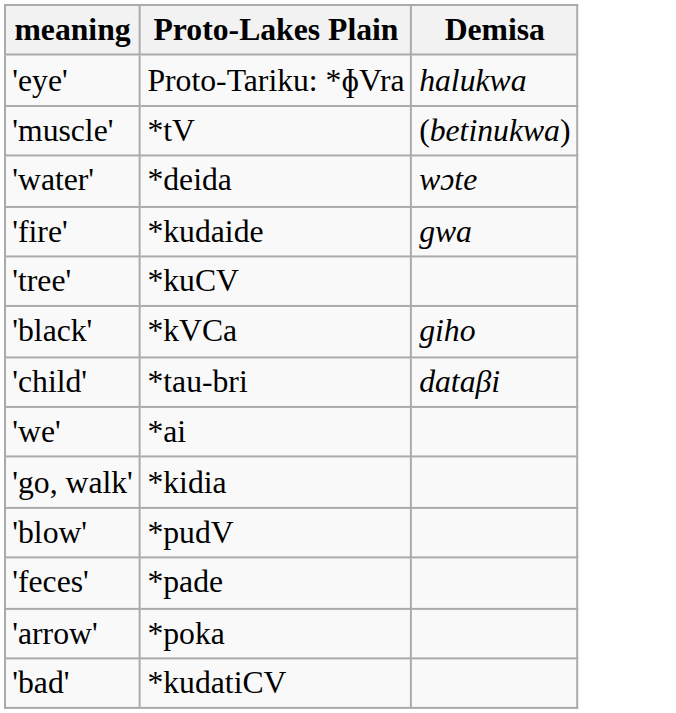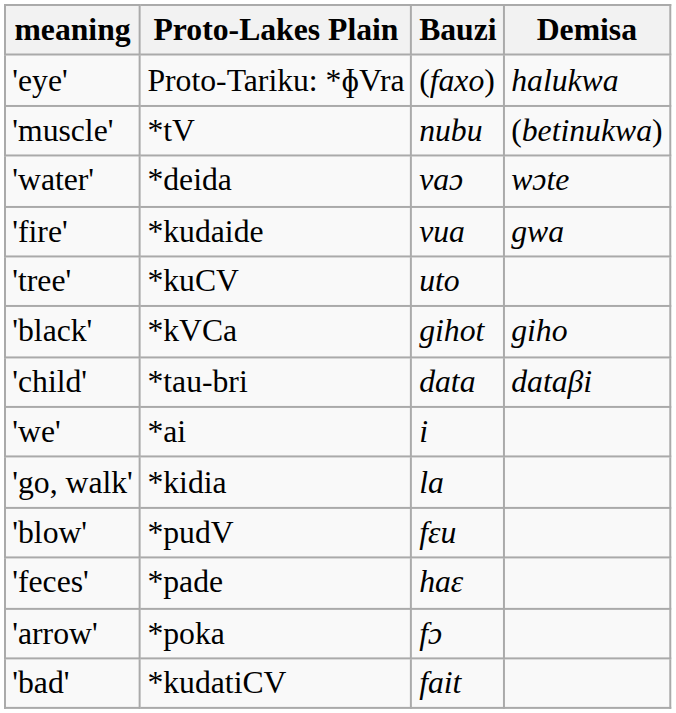+ column: (458, 29)
